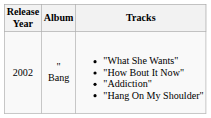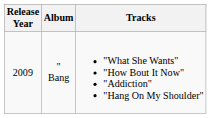(23, 72) 2002 -> (23, 72) 2009
